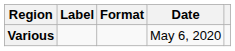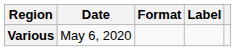columns swapped: (186, 14) <-> (77, 14)
